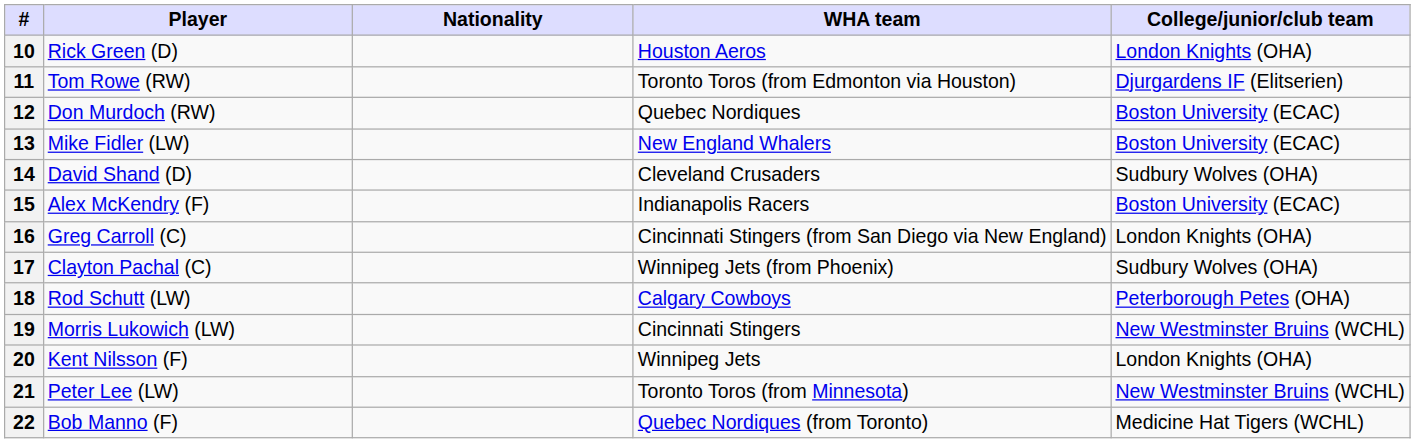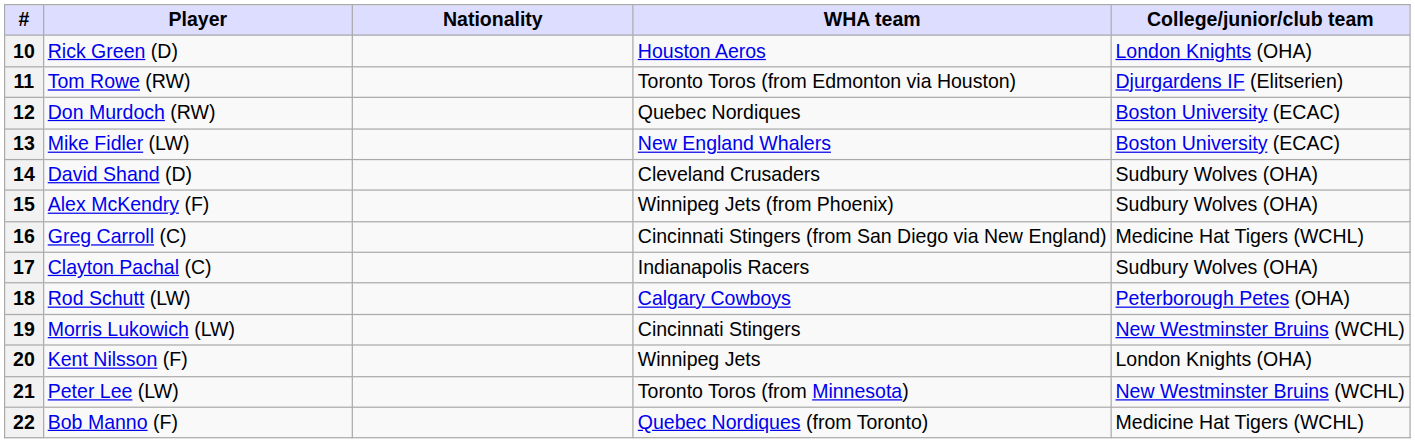(724, 205) Indianapolis Racers -> (766, 205) Winnipeg Jets (from Phoenix)
(1228, 205) Boston University (ECAC) -> (1217, 205) Sudbury Wolves (OHA)
(1214, 236) London Knights (OHA) -> (1240, 236) Medicine Hat Tigers (WCHL)
(766, 267) Winnipeg Jets (from Phoenix) -> (724, 267) Indianapolis Racers
